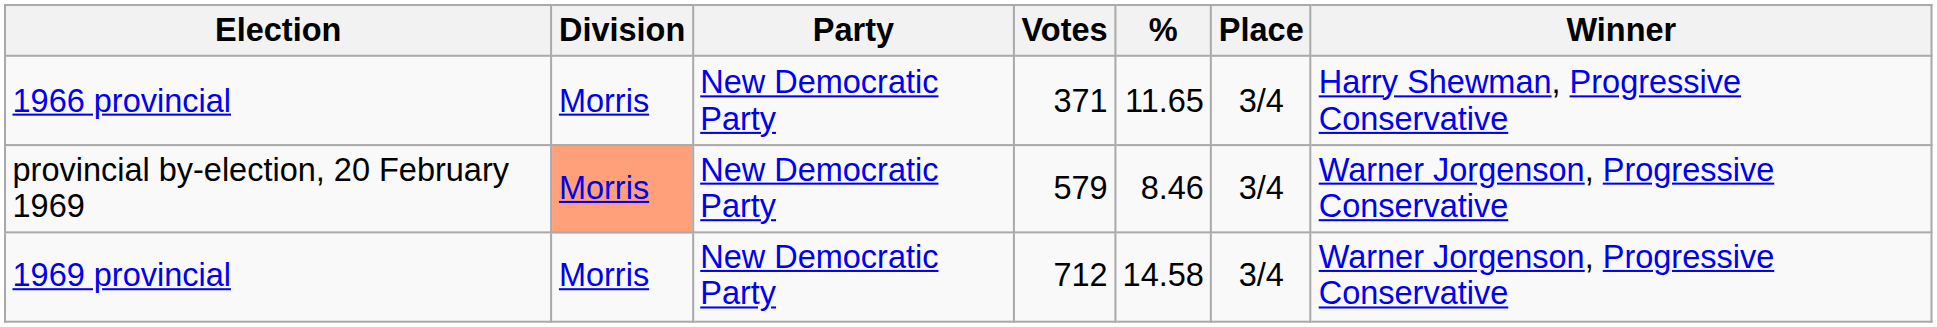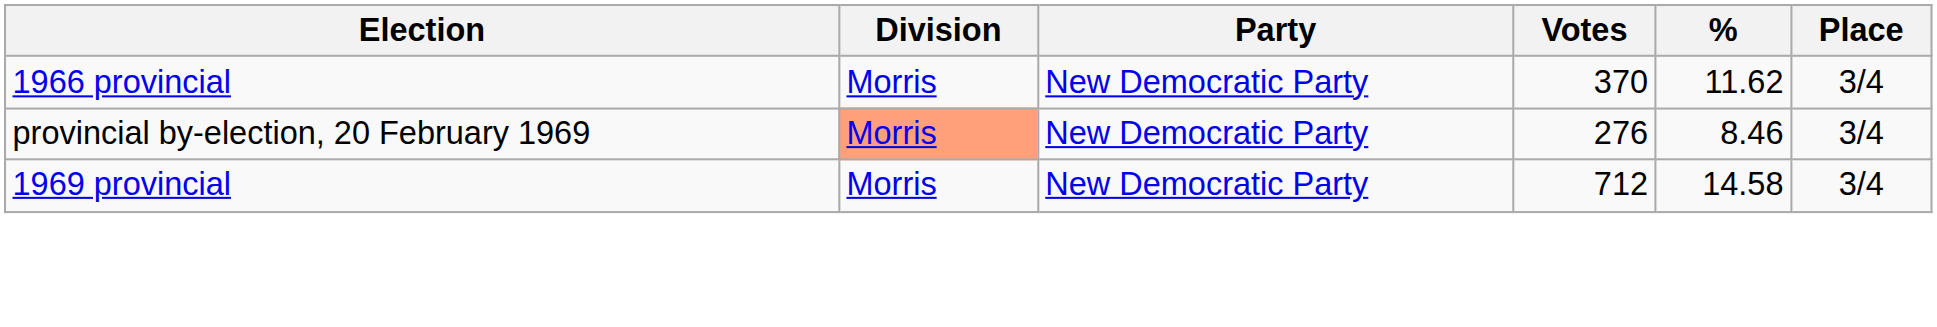- column: (1621, 30)
(1081, 100) 371 -> (1621, 81) 370
(1164, 100) 11.65 -> (1744, 81) 11.62
(1081, 188) 579 -> (1621, 133) 276
